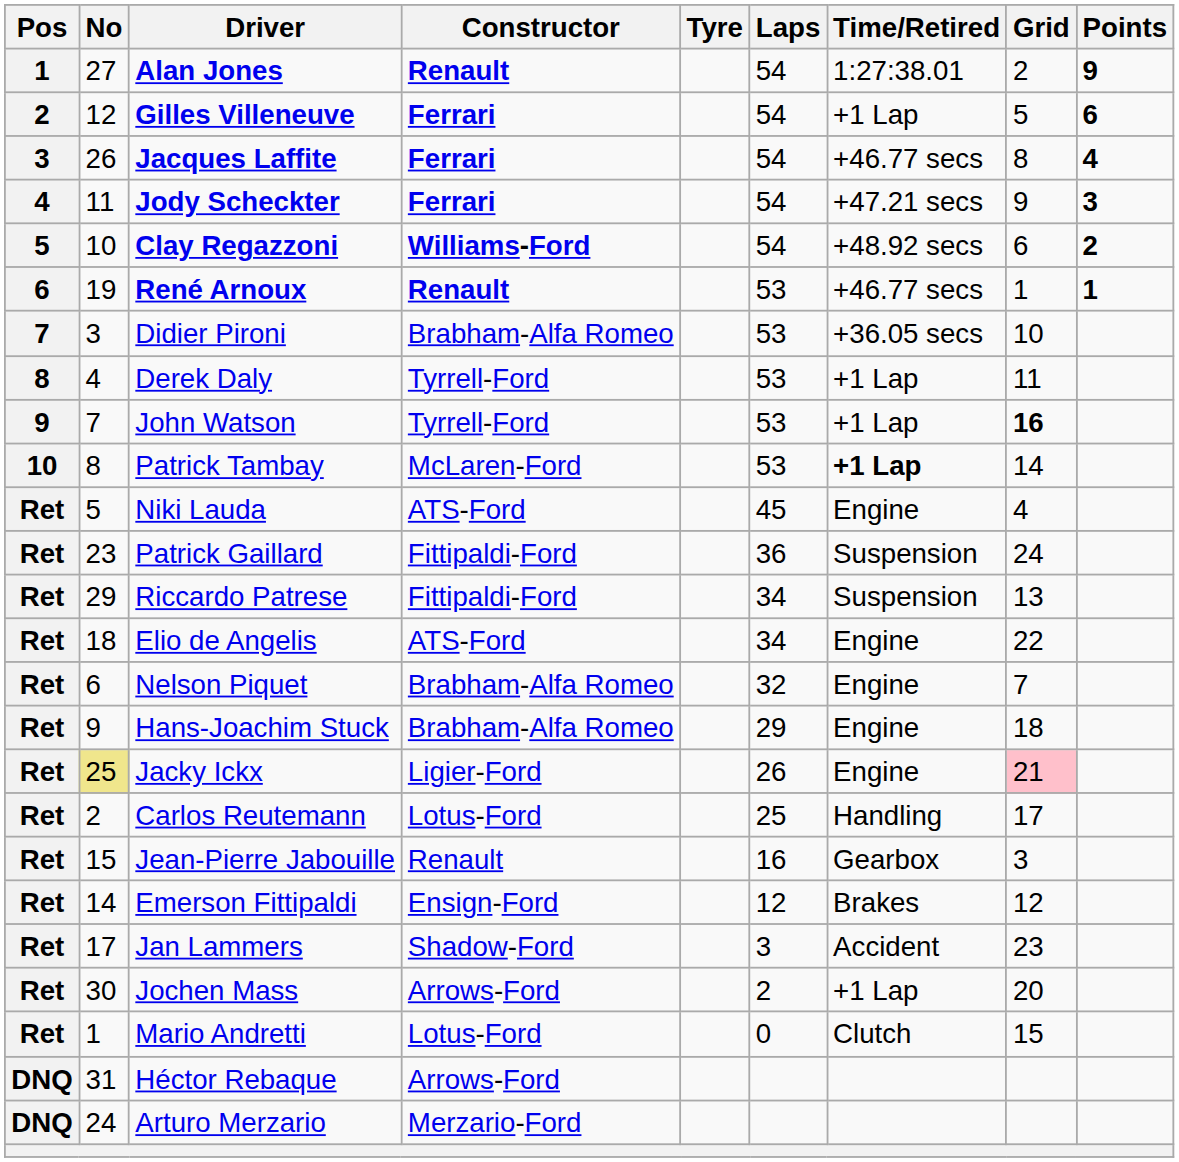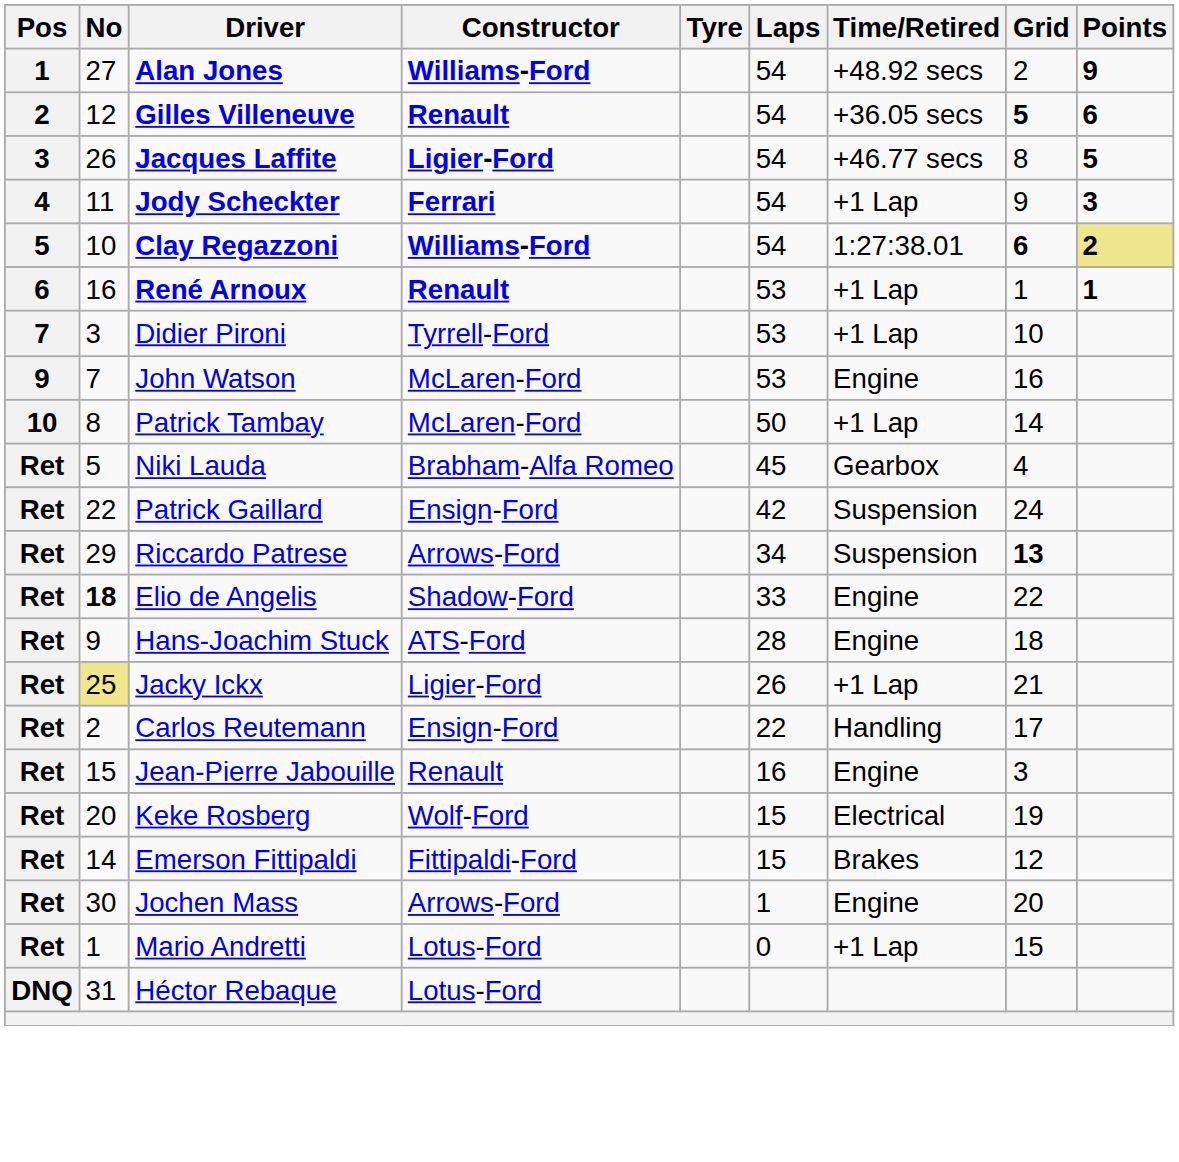(459, 71) Renault -> (499, 71) Williams-Ford
(898, 71) 1:27:38.01 -> (908, 71) +48.92 secs
(452, 115) Ferrari -> (459, 115) Renault
(876, 115) +1 Lap -> (908, 115) +36.05 secs
(1021, 115) normal -> (1021, 115) bold
(452, 158) Ferrari -> (481, 158) Ligier-Ford
(1090, 158) 4 -> (1090, 158) 5
(908, 202) +47.21 secs -> (876, 202) +1 Lap
(908, 246) +48.92 secs -> (898, 246) 1:27:38.01
(1021, 246) normal -> (1021, 246) bold
(1090, 246) no background -> (1090, 246) khaki background
(101, 290) 19 -> (101, 290) 16
(908, 290) +46.77 secs -> (876, 290) +1 Lap
(541, 334) Brabham-Alfa Romeo -> (479, 334) Tyrrell-Ford
(908, 334) +36.05 secs -> (876, 334) +1 Lap
- row: (204, 377)
(479, 421) Tyrrell-Ford -> (495, 377) McLaren-Ford
(876, 421) +1 Lap -> (876, 377) Engine
(1028, 421) bold -> (1028, 377) normal
(771, 465) 53 -> (771, 421) 50
(877, 465) bold -> (876, 421) normal
(467, 509) ATS-Ford -> (541, 465) Brabham-Alfa Romeo
(876, 509) Engine -> (886, 465) Gearbox
(101, 553) 23 -> (101, 509) 22
(492, 553) Fittipaldi-Ford -> (483, 509) Ensign-Ford
(771, 553) 36 -> (771, 509) 42
(492, 596) Fittipaldi-Ford -> (484, 553) Arrows-Ford
(1028, 596) normal -> (1028, 553) bold
(101, 640) normal -> (101, 596) bold
(467, 640) ATS-Ford -> (491, 596) Shadow-Ford
(771, 640) 34 -> (771, 596) 33
- row: (221, 684)
(541, 728) Brabham-Alfa Romeo -> (467, 640) ATS-Ford
(771, 728) 29 -> (771, 640) 28
(876, 771) Engine -> (876, 684) +1 Lap
(1028, 771) pink background -> (1028, 684) no background
(475, 815) Lotus-Ford -> (483, 728) Ensign-Ford
(771, 815) 25 -> (771, 728) 22
(886, 859) Gearbox -> (876, 771) Engine
+ row: (223, 815)
(483, 903) Ensign-Ford -> (492, 859) Fittipaldi-Ford
(771, 903) 12 -> (771, 859) 15
- row: (219, 947)
(763, 990) 2 -> (763, 903) 1
(876, 990) +1 Lap -> (876, 903) Engine
(872, 1034) Clutch -> (876, 947) +1 Lap
(484, 1078) Arrows-Ford -> (475, 990) Lotus-Ford
- row: (231, 1122)
